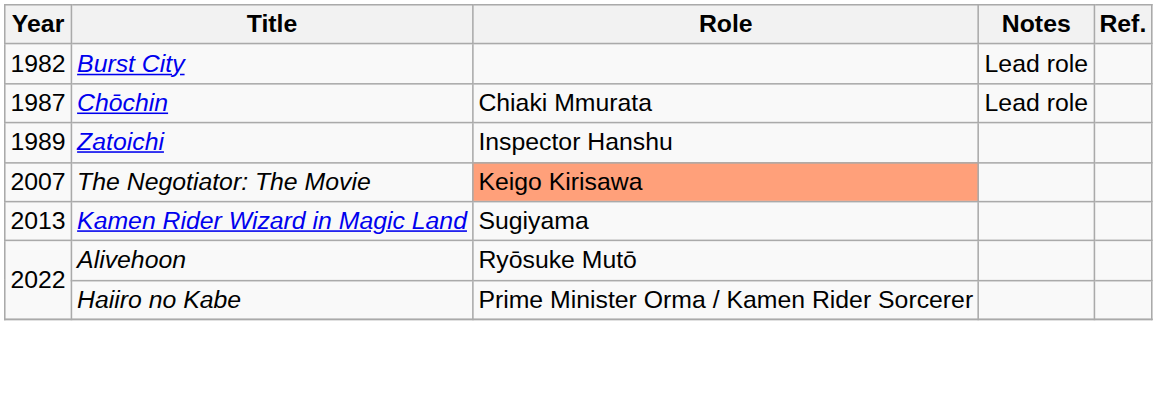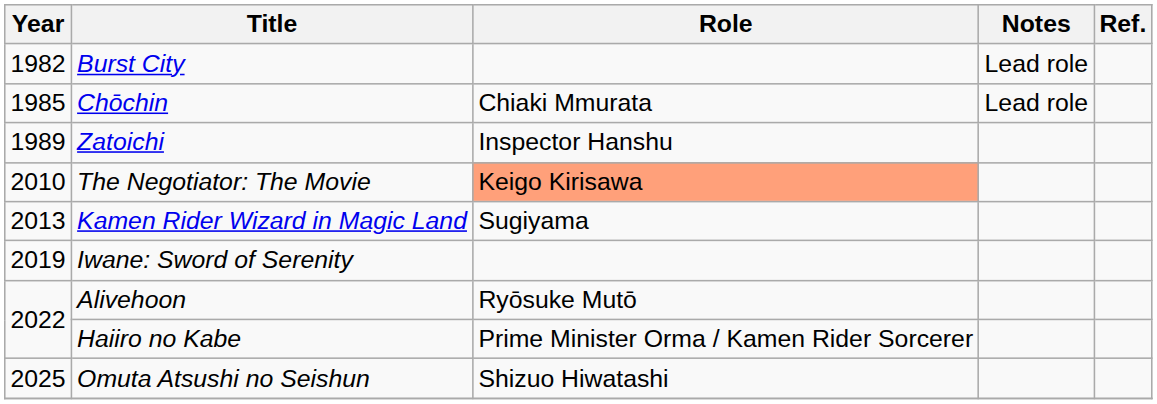(38, 102) 1987 -> (38, 102) 1985
(38, 181) 2007 -> (38, 181) 2010
+ row: (215, 260)
+ row: (223, 378)
